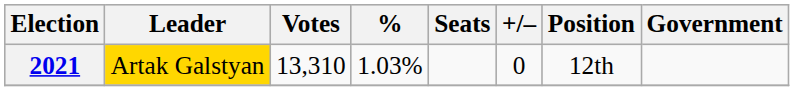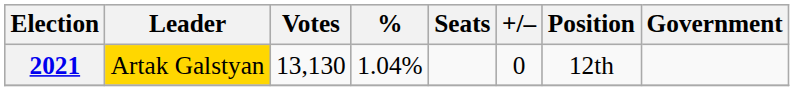(311, 64) 13,310 -> (311, 64) 13,130
(390, 64) 1.03% -> (390, 64) 1.04%
